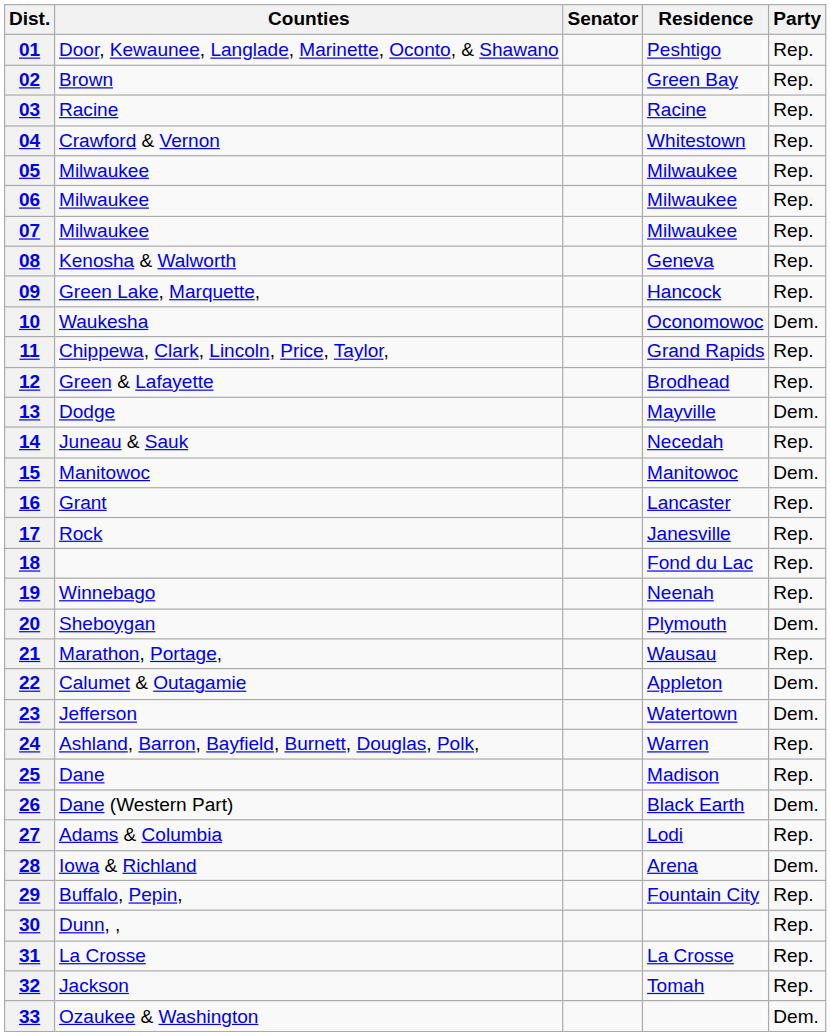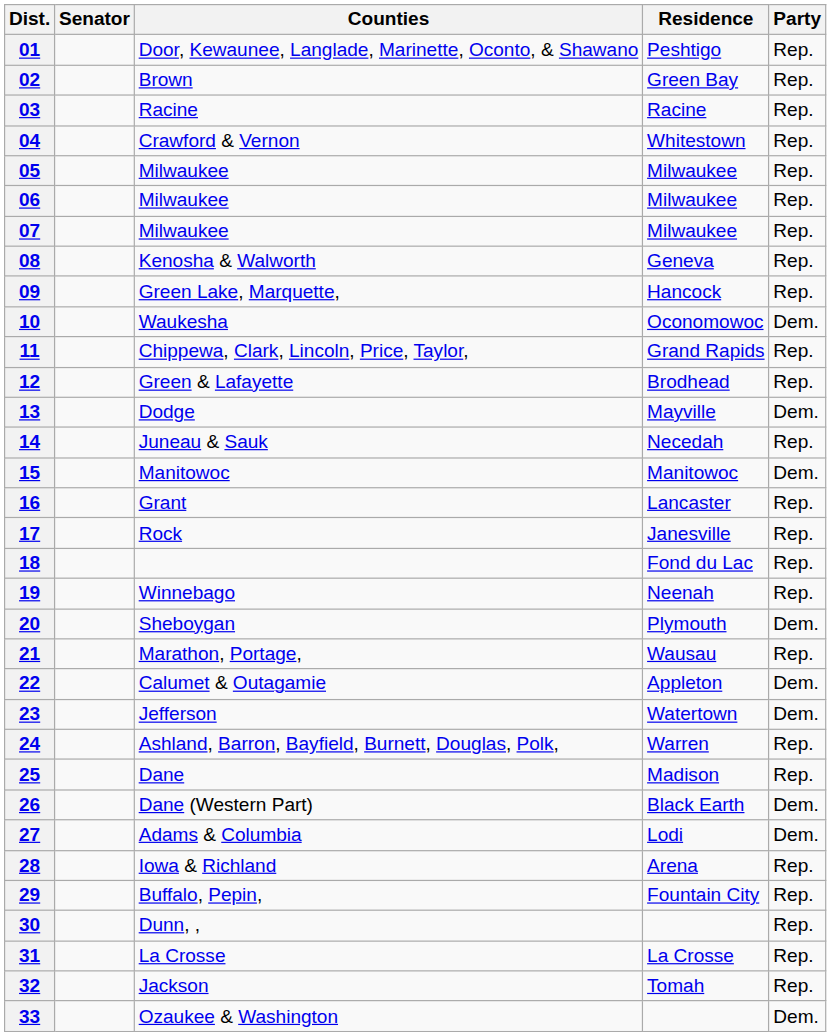columns swapped: (309, 19) <-> (603, 19)
(793, 834) Rep. -> (796, 834) Dem.
(796, 865) Dem. -> (793, 865) Rep.
